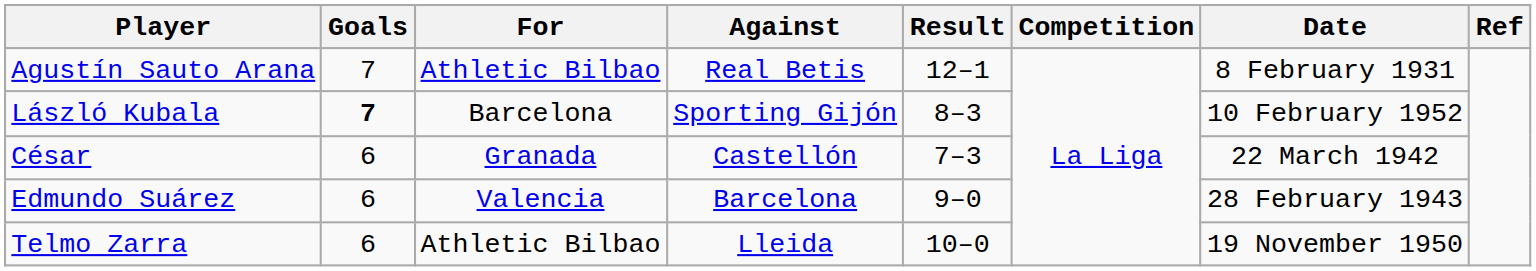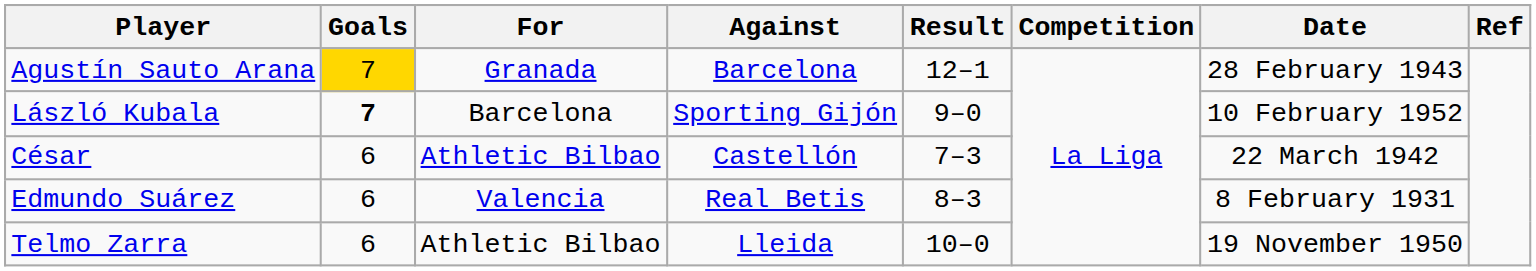(368, 70) no background -> (368, 70) gold background
(541, 70) Athletic Bilbao -> (541, 70) Granada
(785, 70) Real Betis -> (785, 70) Barcelona
(1335, 70) 8 February 1931 -> (1335, 70) 28 February 1943
(958, 114) 8–3 -> (958, 114) 9–0
(541, 157) Granada -> (541, 157) Athletic Bilbao
(785, 200) Barcelona -> (785, 200) Real Betis
(958, 200) 9–0 -> (958, 200) 8–3
(1335, 200) 28 February 1943 -> (1335, 200) 8 February 1931
